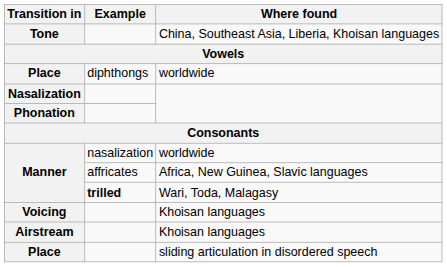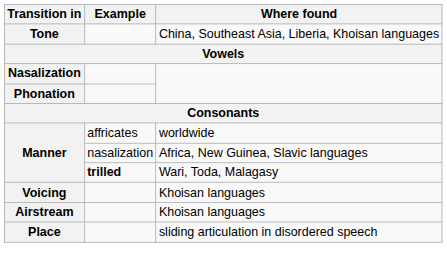- row: (44, 73)
(120, 152) nasalization -> (112, 133) affricates
(112, 172) affricates -> (120, 152) nasalization
